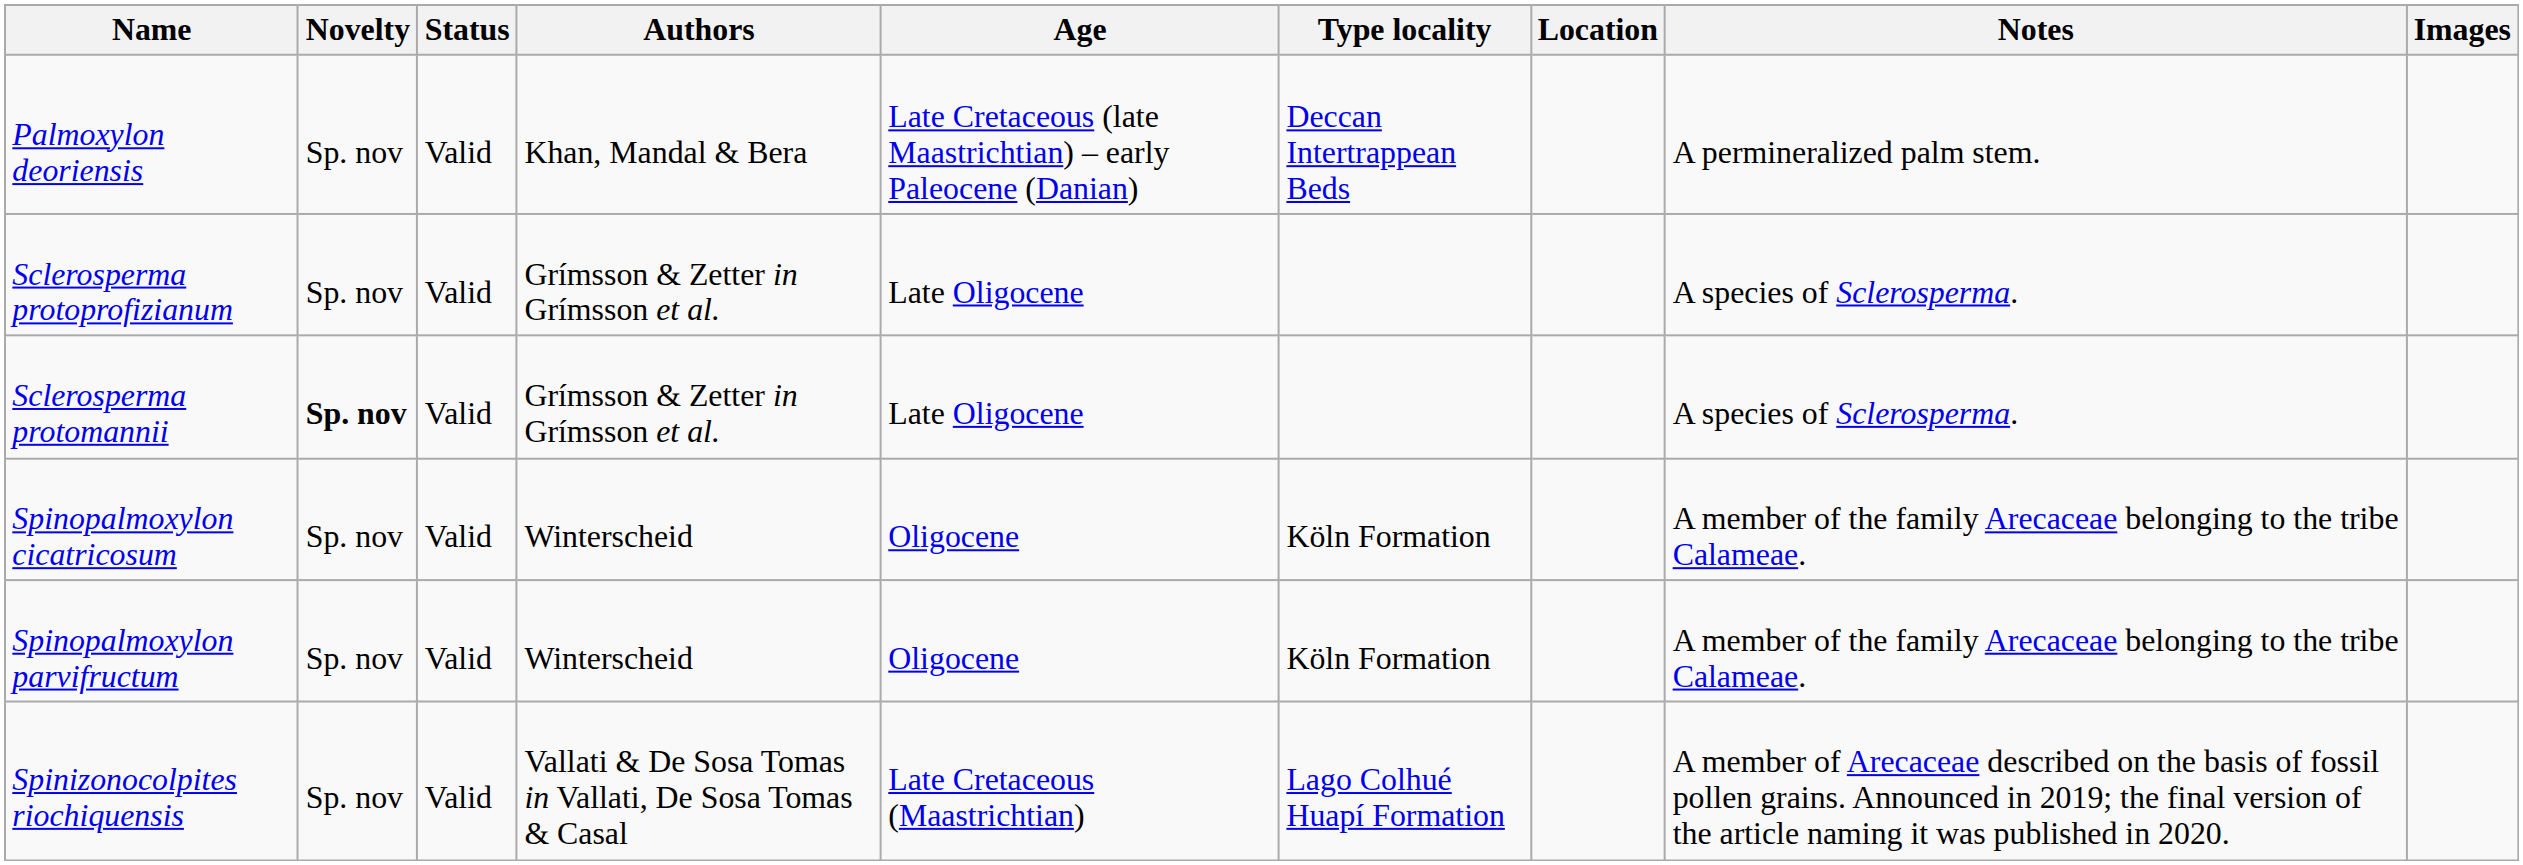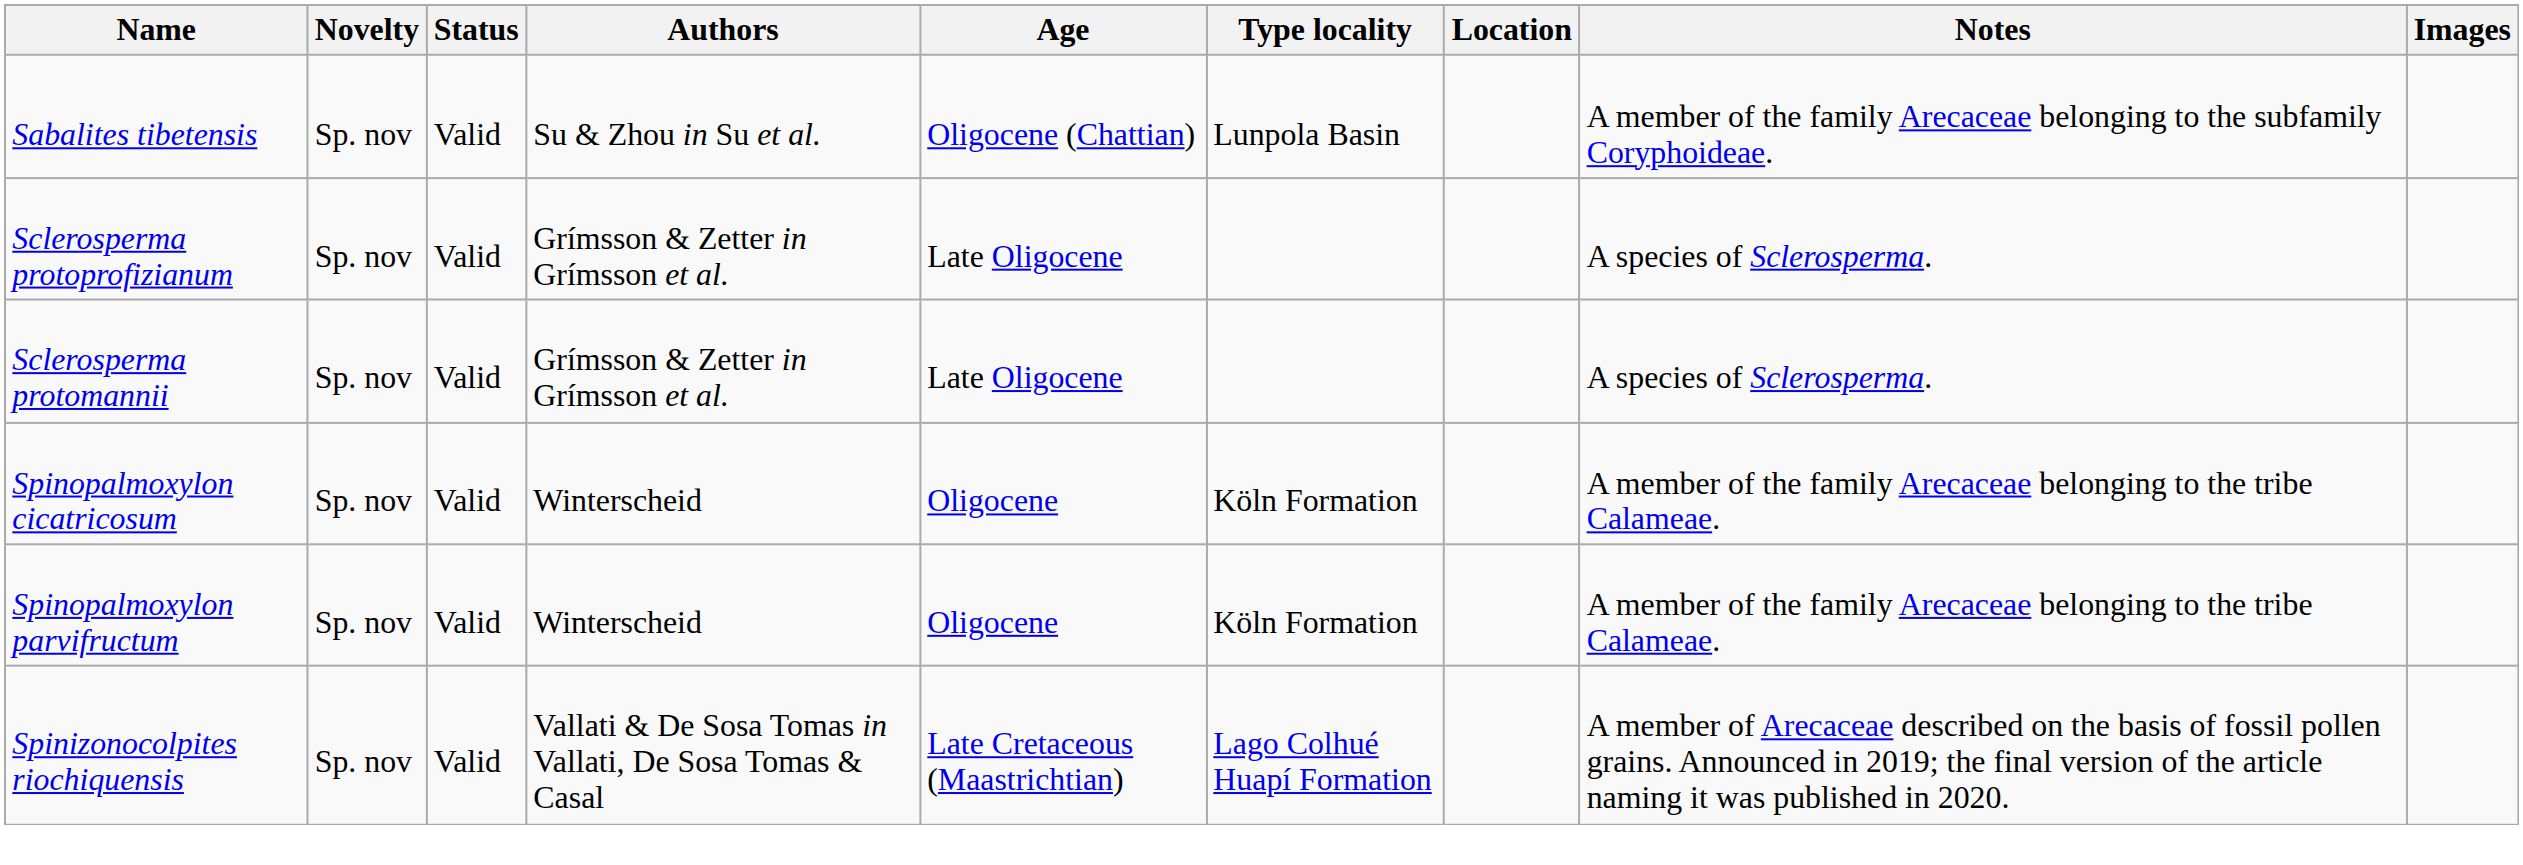- row: (88, 151)
+ row: (135, 133)
(356, 414) bold -> (363, 378) normal
